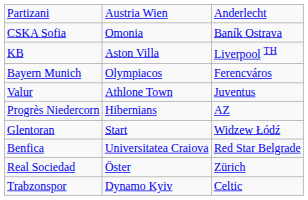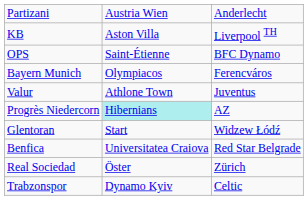- row: (37, 32)
+ row: (18, 54)
(131, 110) no background -> (131, 110) paleturquoise background
